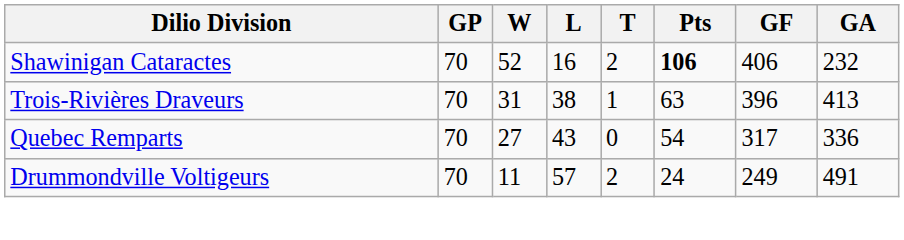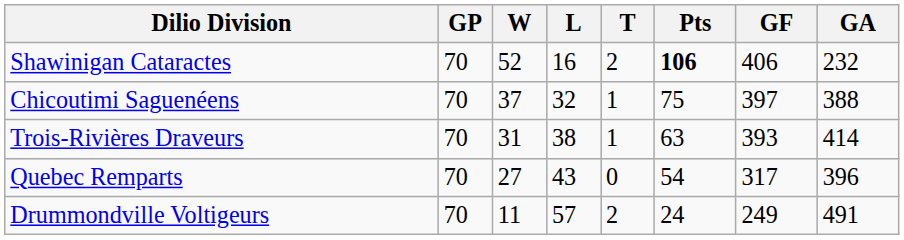+ row: (125, 100)
(760, 100) 396 -> (760, 138) 393
(841, 100) 413 -> (841, 138) 414
(841, 138) 336 -> (841, 176) 396
